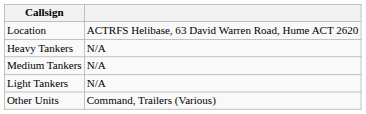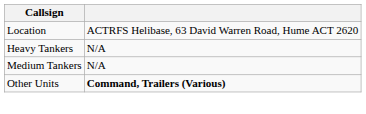- row: (38, 83)
(151, 100) normal -> (156, 83) bold
